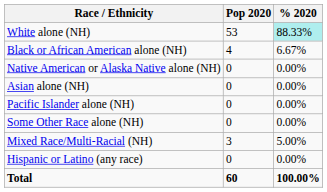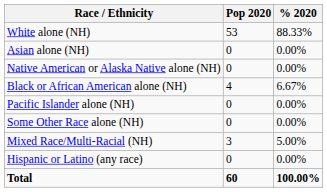(294, 31) paleturquoise background -> (294, 31) no background
rows swapped: (97, 50) <-> (48, 86)
